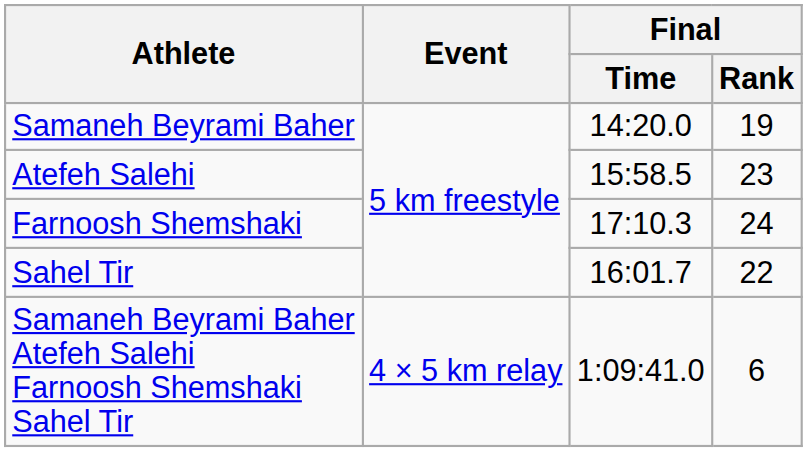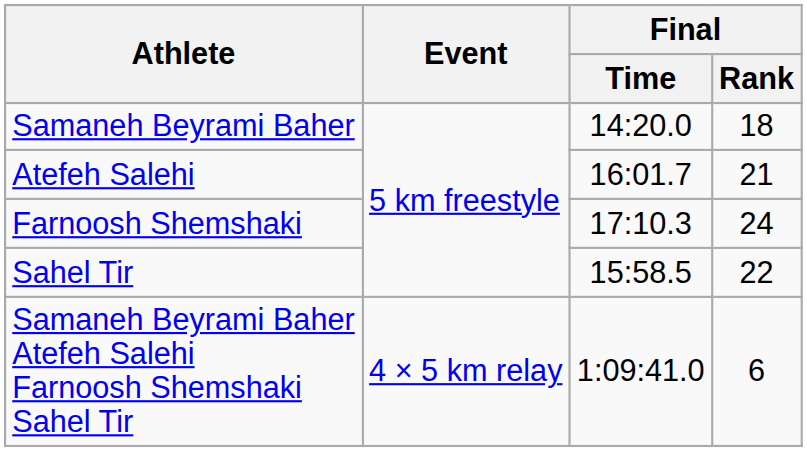(757, 127) 19 -> (757, 127) 18
(641, 175) 15:58.5 -> (641, 175) 16:01.7
(757, 175) 23 -> (757, 175) 21
(641, 272) 16:01.7 -> (641, 272) 15:58.5
